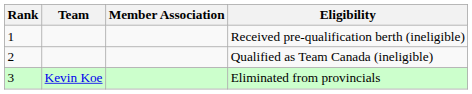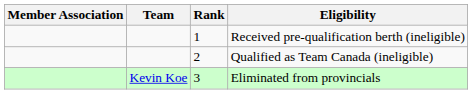columns swapped: (23, 15) <-> (167, 15)
